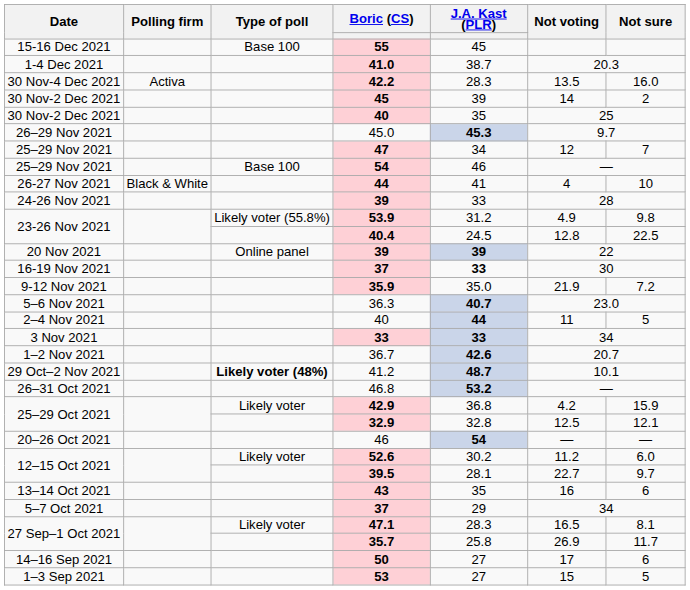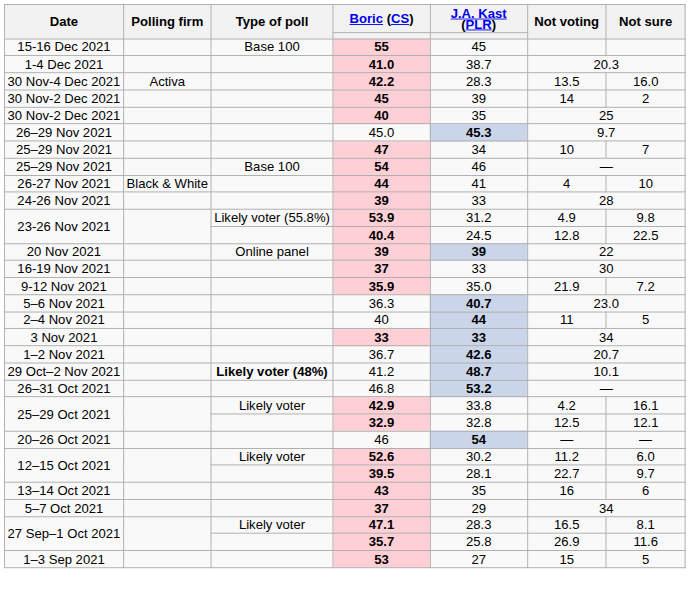(567, 150) 12 -> (567, 150) 10
(479, 269) bold -> (479, 269) normal
(479, 406) 36.8 -> (479, 406) 33.8
(646, 406) 15.9 -> (646, 406) 16.1
(646, 542) 11.7 -> (646, 542) 11.6
- row: (64, 559)
